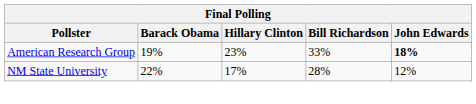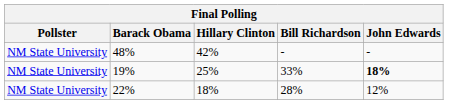+ row: (124, 52)
(71, 52) American Research Group -> (57, 71) NM State University
(235, 52) 23% -> (208, 71) 25%
(235, 71) 17% -> (208, 90) 18%
